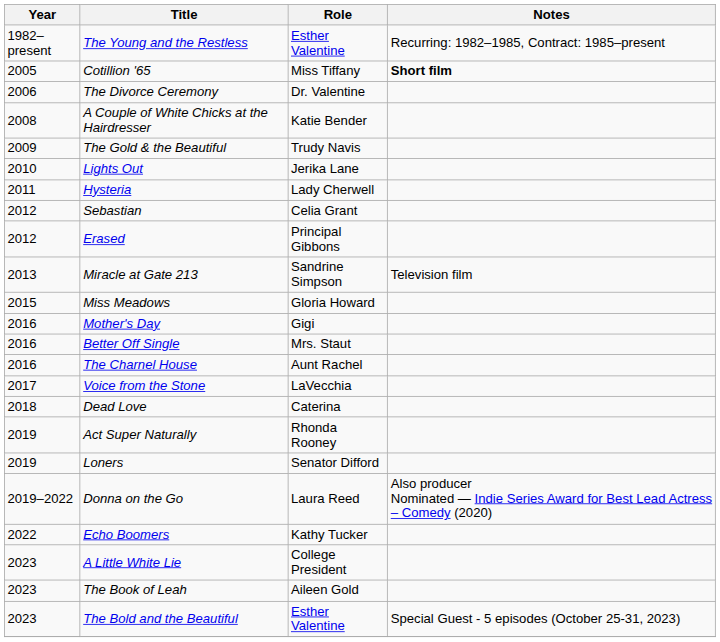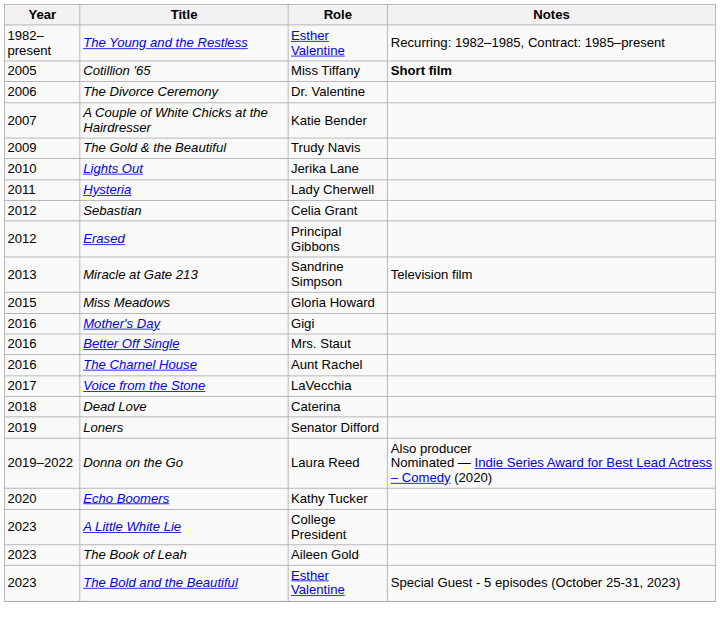(22, 120) 2008 -> (22, 120) 2007
- row: (140, 435)
(22, 534) 2022 -> (22, 498) 2020
